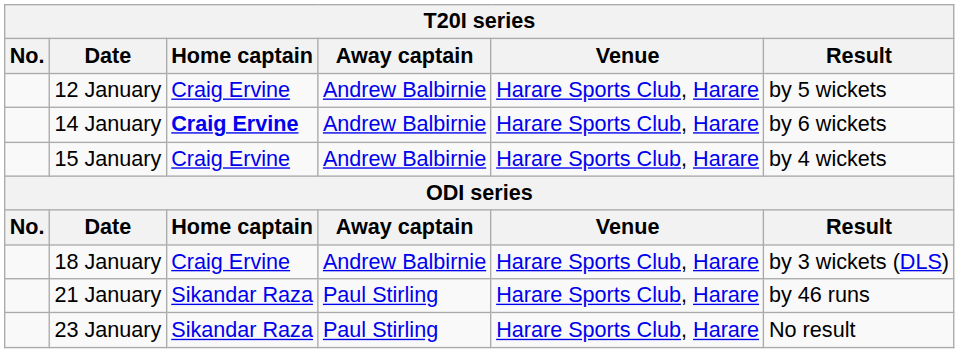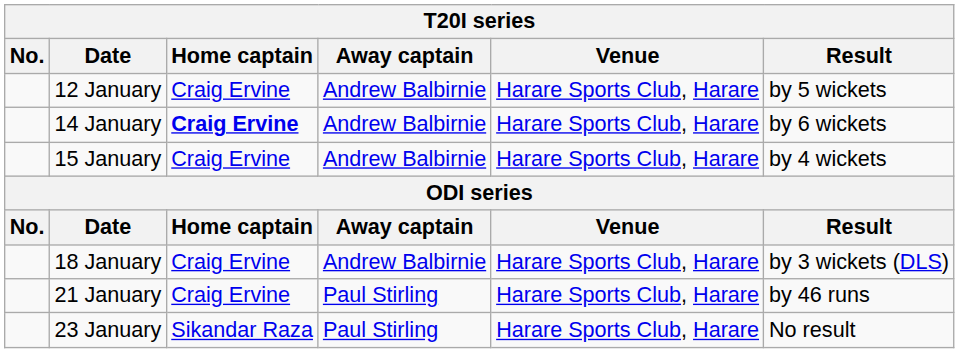(242, 295) Sikandar Raza -> (231, 295) Craig Ervine
